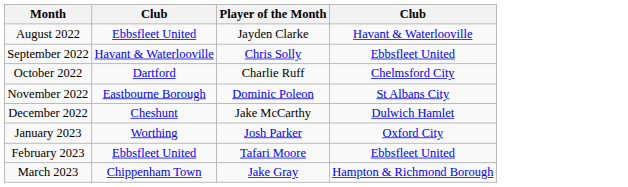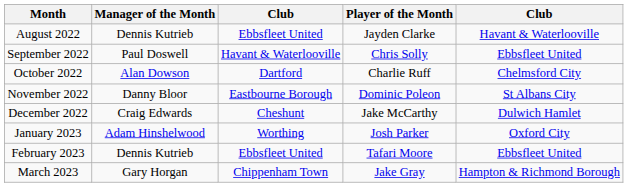+ column: (155, 14)
